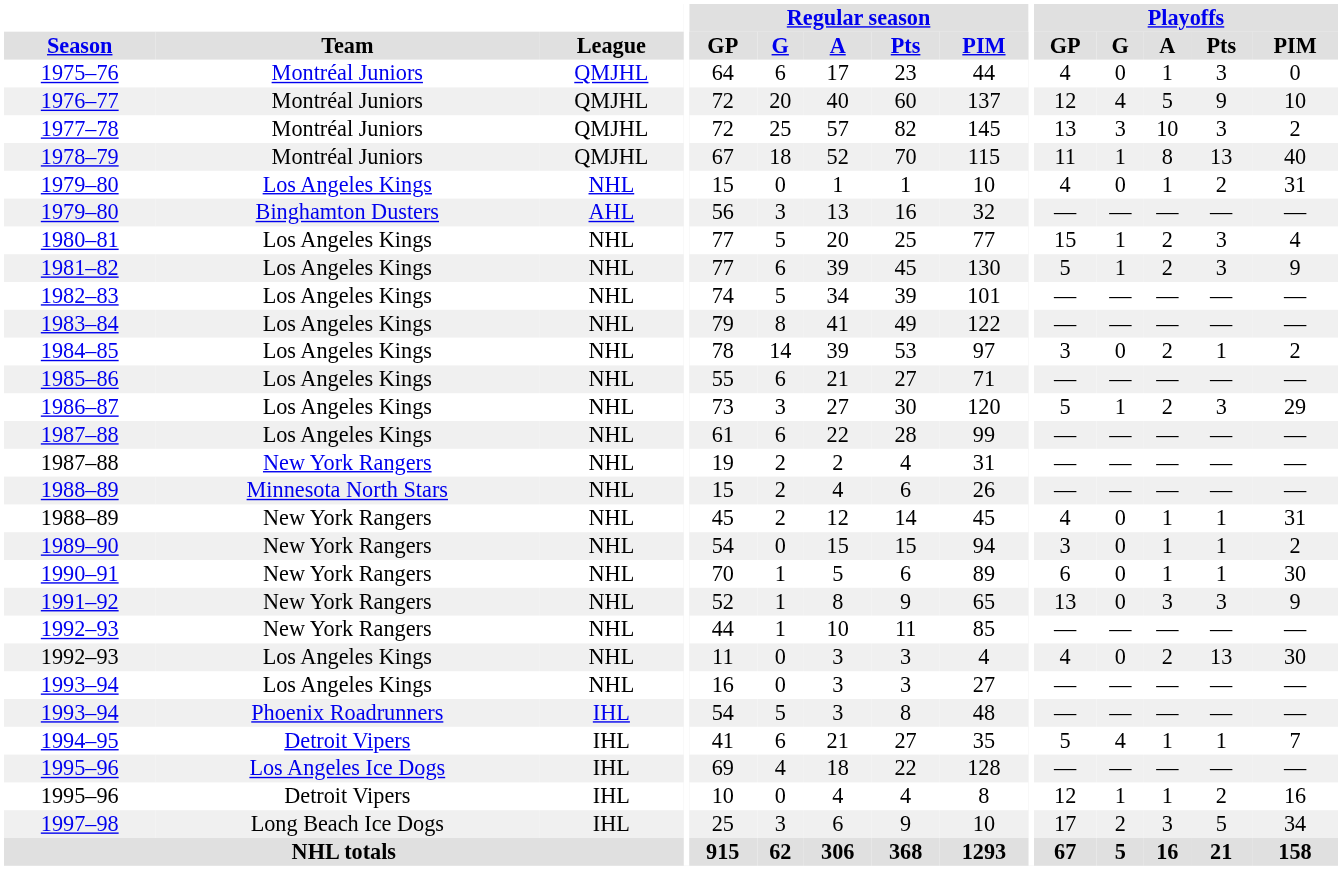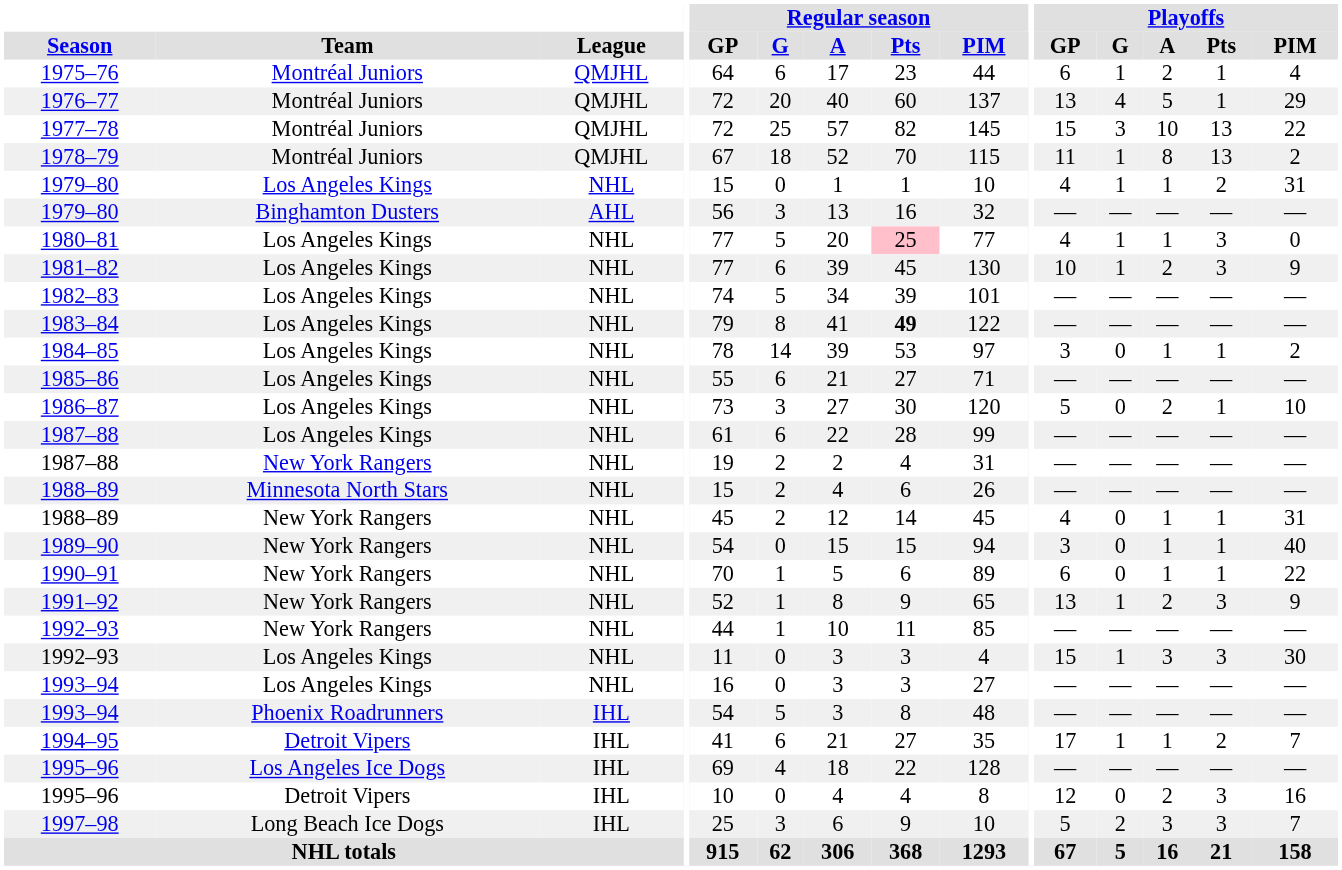(1065, 73) 4 -> (1065, 73) 6
(1120, 73) 0 -> (1120, 73) 1
(1167, 73) 1 -> (1167, 73) 2
(1221, 73) 3 -> (1221, 73) 1
(1295, 73) 0 -> (1295, 73) 4
(1065, 101) 12 -> (1065, 101) 13
(1221, 101) 9 -> (1221, 101) 1
(1295, 101) 10 -> (1295, 101) 29
(1065, 128) 13 -> (1065, 128) 15
(1221, 128) 3 -> (1221, 128) 13
(1295, 128) 2 -> (1295, 128) 22
(1295, 156) 40 -> (1295, 156) 2
(1120, 184) 0 -> (1120, 184) 1
(906, 240) no background -> (906, 240) pink background
(1065, 240) 15 -> (1065, 240) 4
(1167, 240) 2 -> (1167, 240) 1
(1295, 240) 4 -> (1295, 240) 0
(1065, 267) 5 -> (1065, 267) 10
(906, 323) normal -> (906, 323) bold
(1167, 351) 2 -> (1167, 351) 1
(1120, 406) 1 -> (1120, 406) 0
(1221, 406) 3 -> (1221, 406) 1
(1295, 406) 29 -> (1295, 406) 10
(1295, 545) 2 -> (1295, 545) 40
(1295, 573) 30 -> (1295, 573) 22
(1120, 601) 0 -> (1120, 601) 1
(1167, 601) 3 -> (1167, 601) 2
(1065, 657) 4 -> (1065, 657) 15
(1120, 657) 0 -> (1120, 657) 1
(1167, 657) 2 -> (1167, 657) 3
(1221, 657) 13 -> (1221, 657) 3
(1065, 740) 5 -> (1065, 740) 17
(1120, 740) 4 -> (1120, 740) 1
(1221, 740) 1 -> (1221, 740) 2
(1120, 796) 1 -> (1120, 796) 0
(1167, 796) 1 -> (1167, 796) 2
(1221, 796) 2 -> (1221, 796) 3
(1065, 823) 17 -> (1065, 823) 5
(1221, 823) 5 -> (1221, 823) 3
(1295, 823) 34 -> (1295, 823) 7
